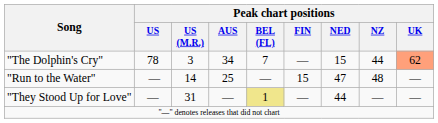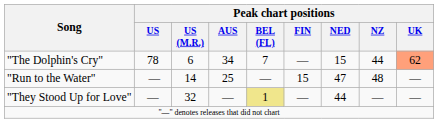(190, 60) 3 -> (190, 60) 6
(190, 97) 31 -> (190, 97) 32
